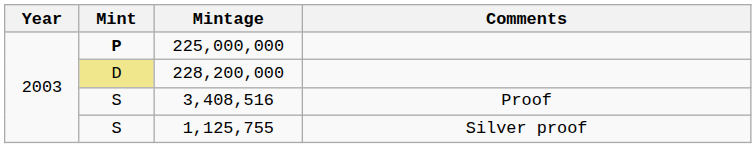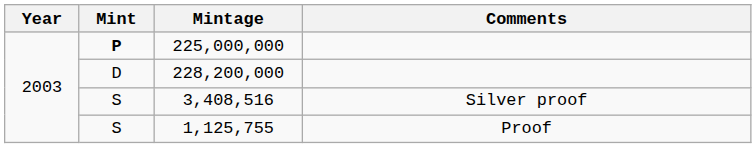(116, 74) khaki background -> (116, 74) no background
(527, 101) Proof -> (527, 101) Silver proof
(527, 129) Silver proof -> (527, 129) Proof
